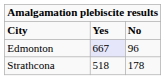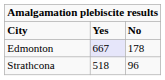(133, 48) 96 -> (136, 48) 178
(136, 65) 178 -> (133, 65) 96
